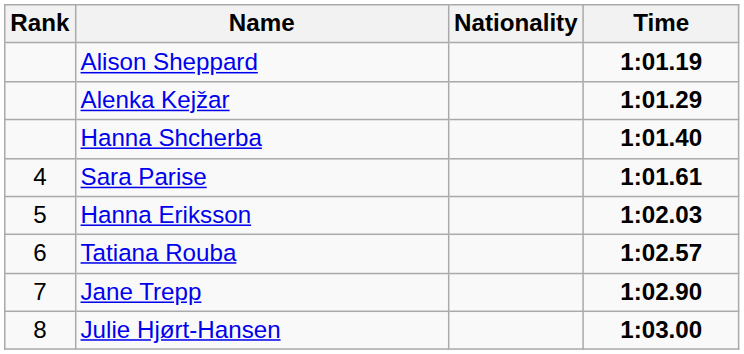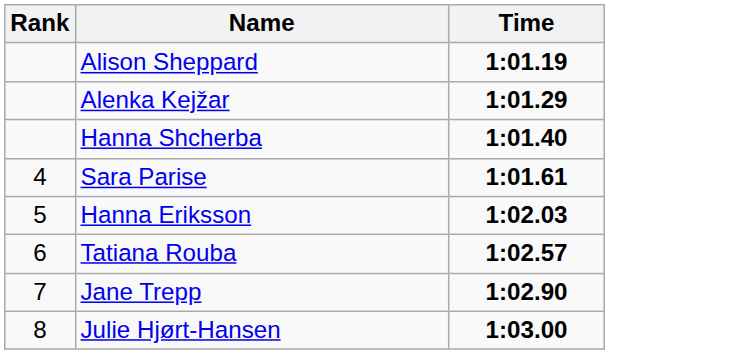- column: (516, 23)
